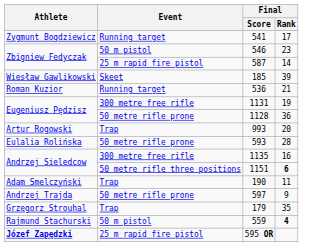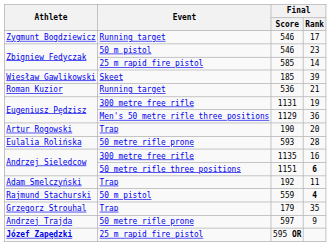(259, 37) 541 -> (287, 37) 546
(259, 63) 587 -> (287, 63) 585
(147, 116) 50 metre rifle prone -> (184, 116) Men's 50 metre rifle three positions
(259, 116) 1128 -> (287, 116) 1129
(259, 129) 993 -> (287, 129) 190
(259, 182) 190 -> (287, 182) 192
rows swapped: (286, 221) <-> (286, 195)
